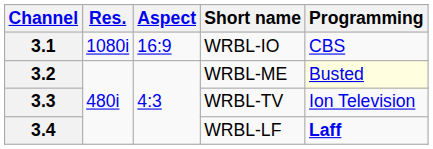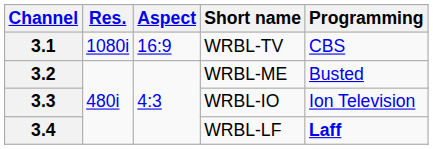(242, 46) WRBL-IO -> (244, 46) WRBL-TV
(336, 74) lightyellow background -> (336, 74) no background
(244, 102) WRBL-TV -> (242, 102) WRBL-IO
